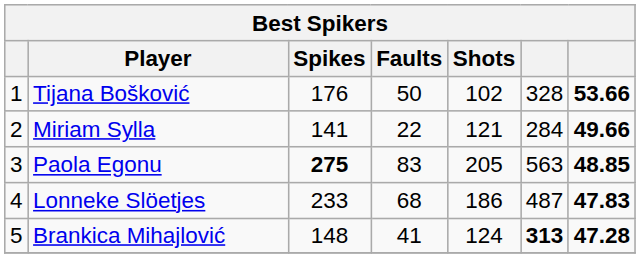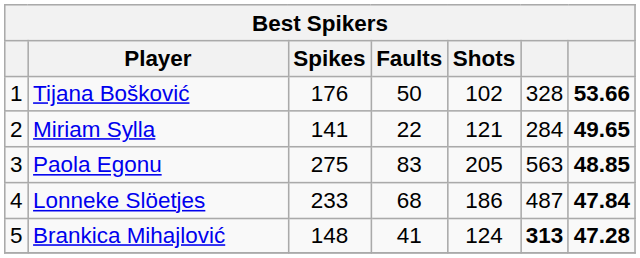(602, 129) 49.66 -> (602, 129) 49.65
(329, 165) bold -> (329, 165) normal
(602, 200) 47.83 -> (602, 200) 47.84
